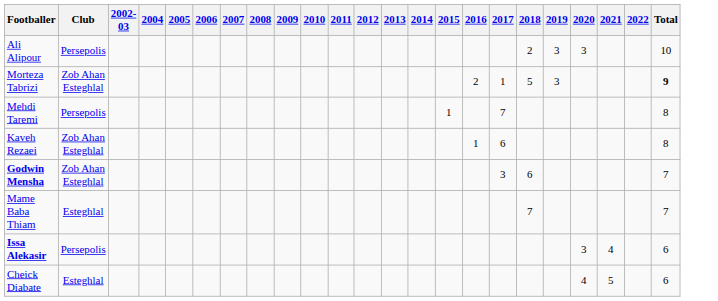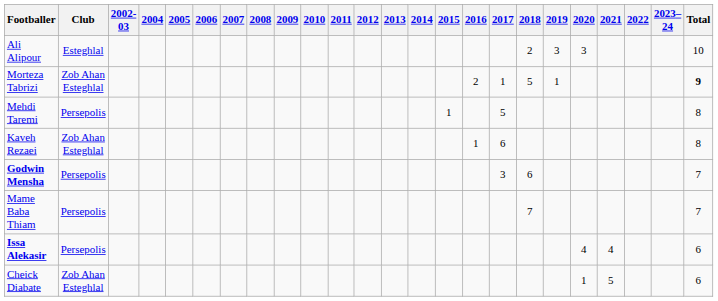+ column: (668, 20)
(83, 51) Persepolis -> (83, 51) Esteghlal
(557, 82) 3 -> (557, 82) 1
(503, 113) 7 -> (503, 113) 5
(83, 175) Zob Ahan Esteghlal -> (83, 175) Persepolis
(83, 212) Esteghlal -> (83, 212) Persepolis
(584, 250) 3 -> (584, 250) 4
(83, 281) Esteghlal -> (83, 281) Zob Ahan Esteghlal
(584, 281) 4 -> (584, 281) 1
